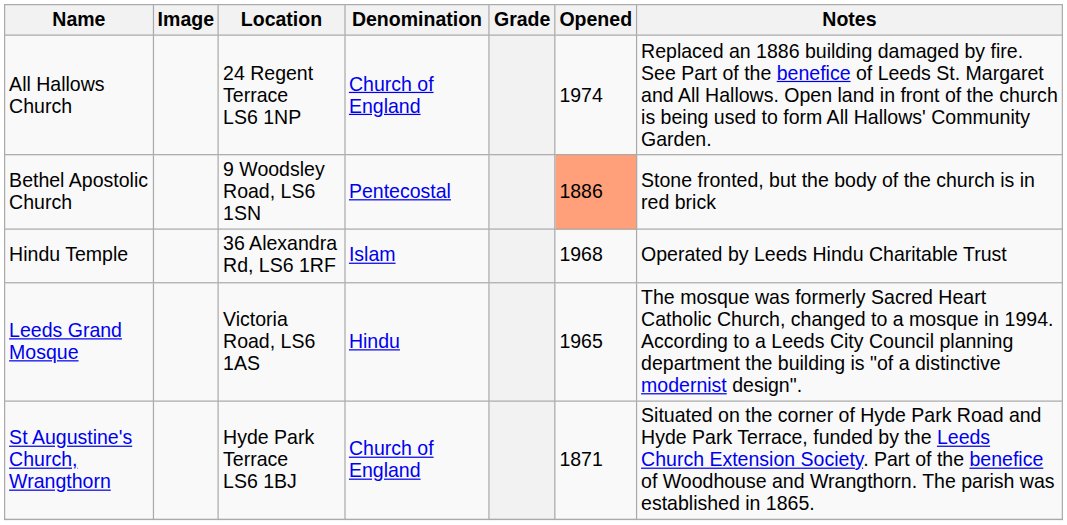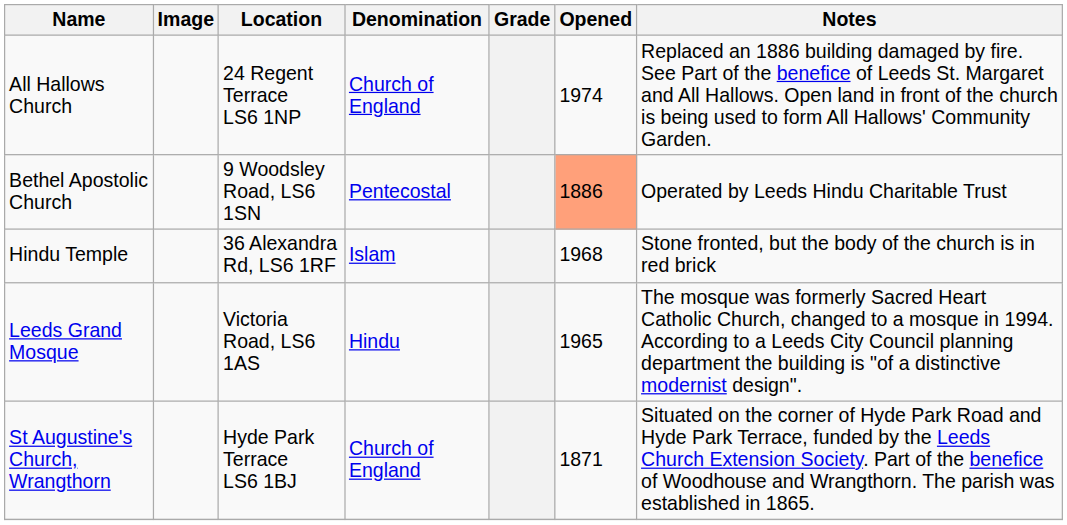(838, 191) Stone fronted, but the body of the church is in red brick -> (824, 191) Operated by Leeds Hindu Charitable Trust
(824, 255) Operated by Leeds Hindu Charitable Trust -> (838, 255) Stone fronted, but the body of the church is in red brick
